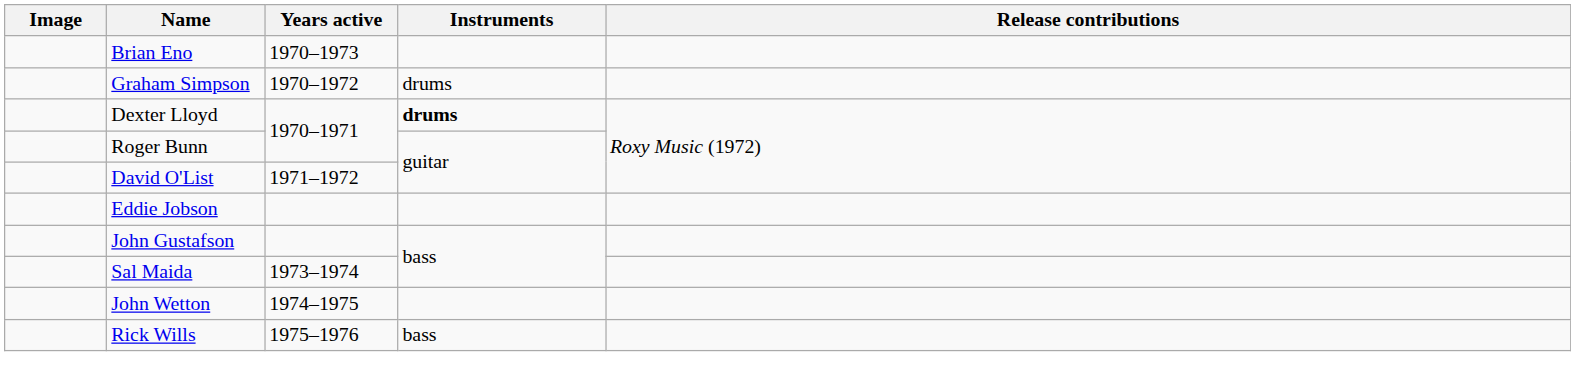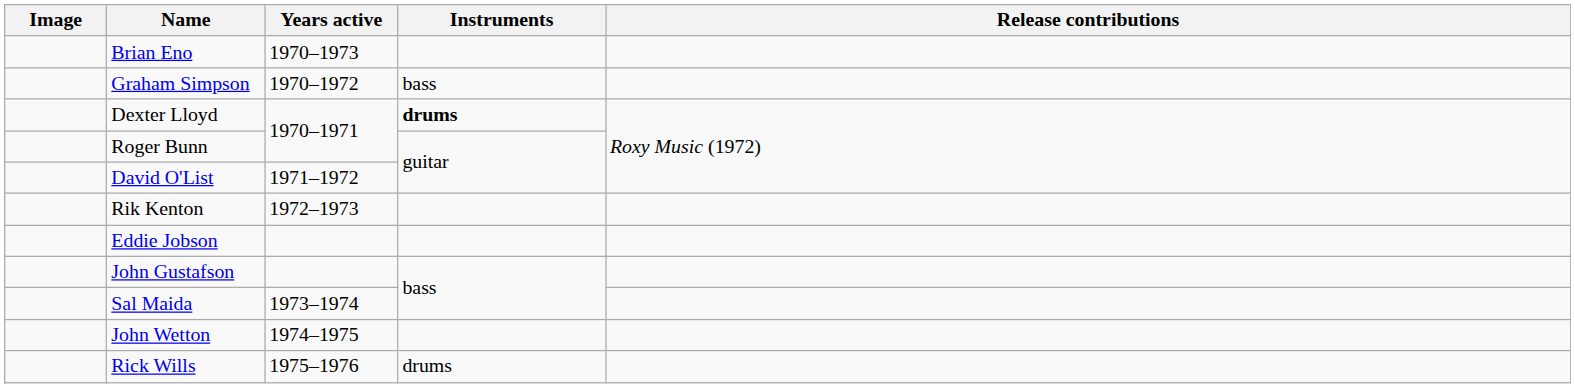(427, 83) drums -> (420, 83) bass
+ row: (157, 209)
(420, 334) bass -> (427, 366) drums
